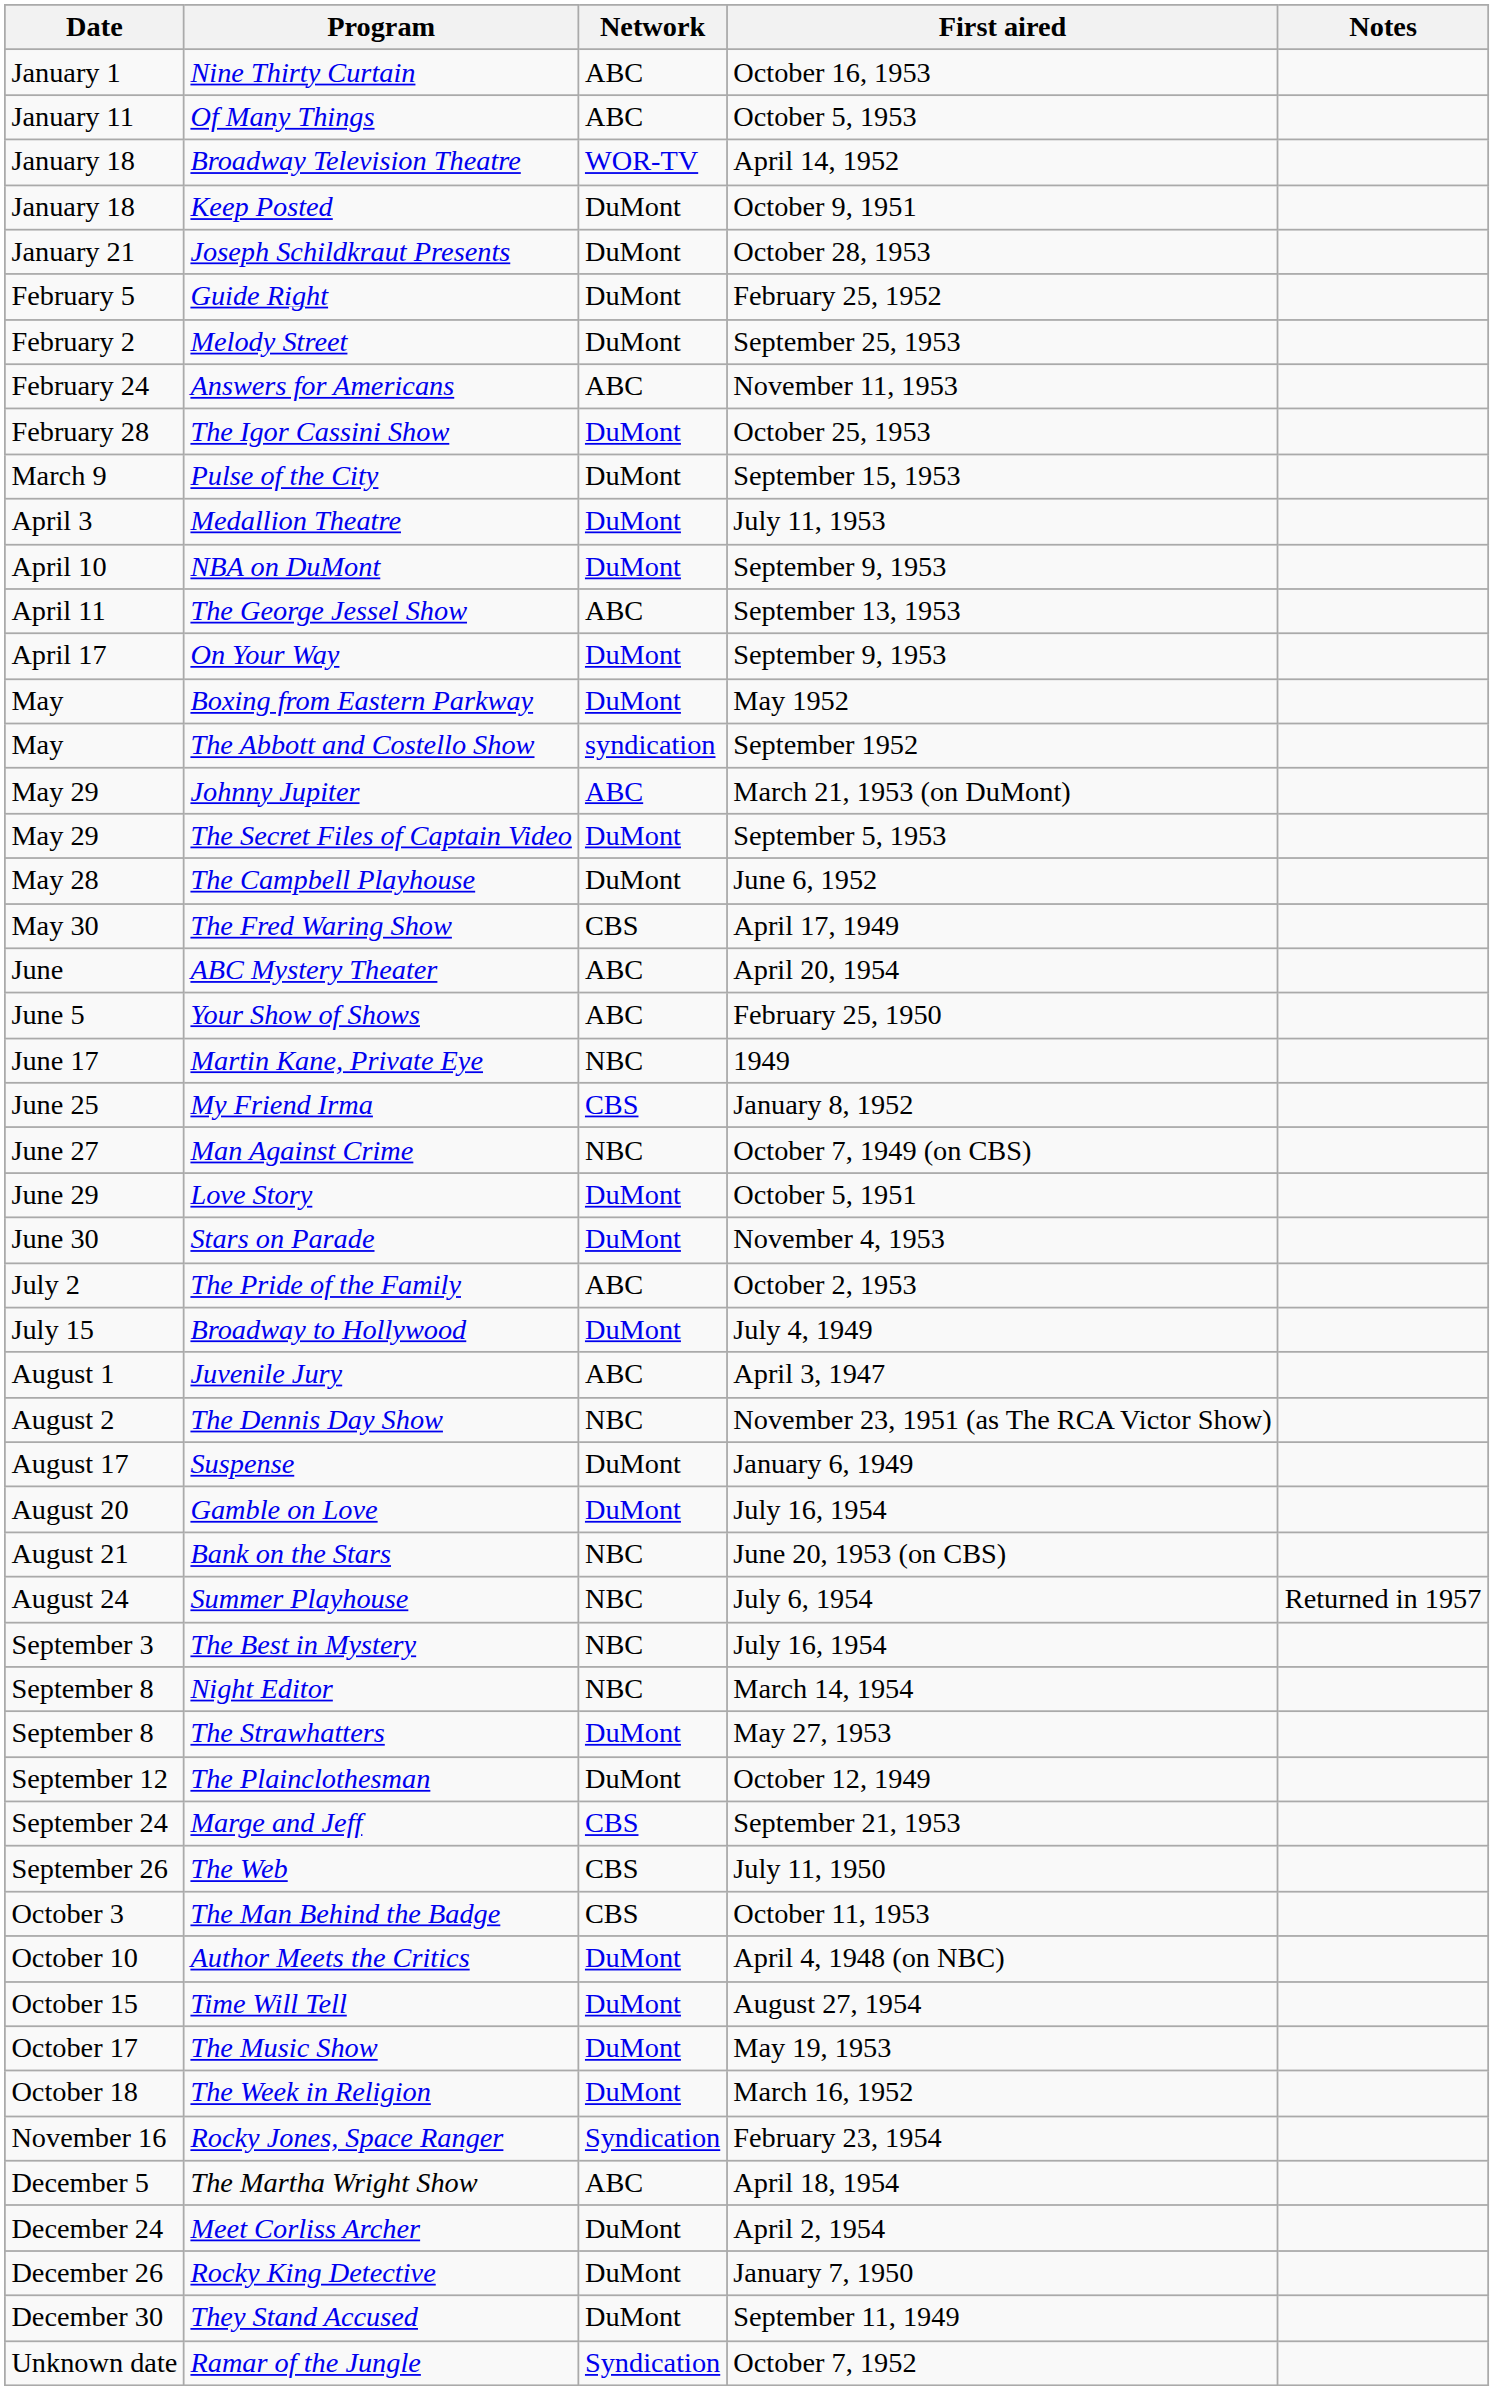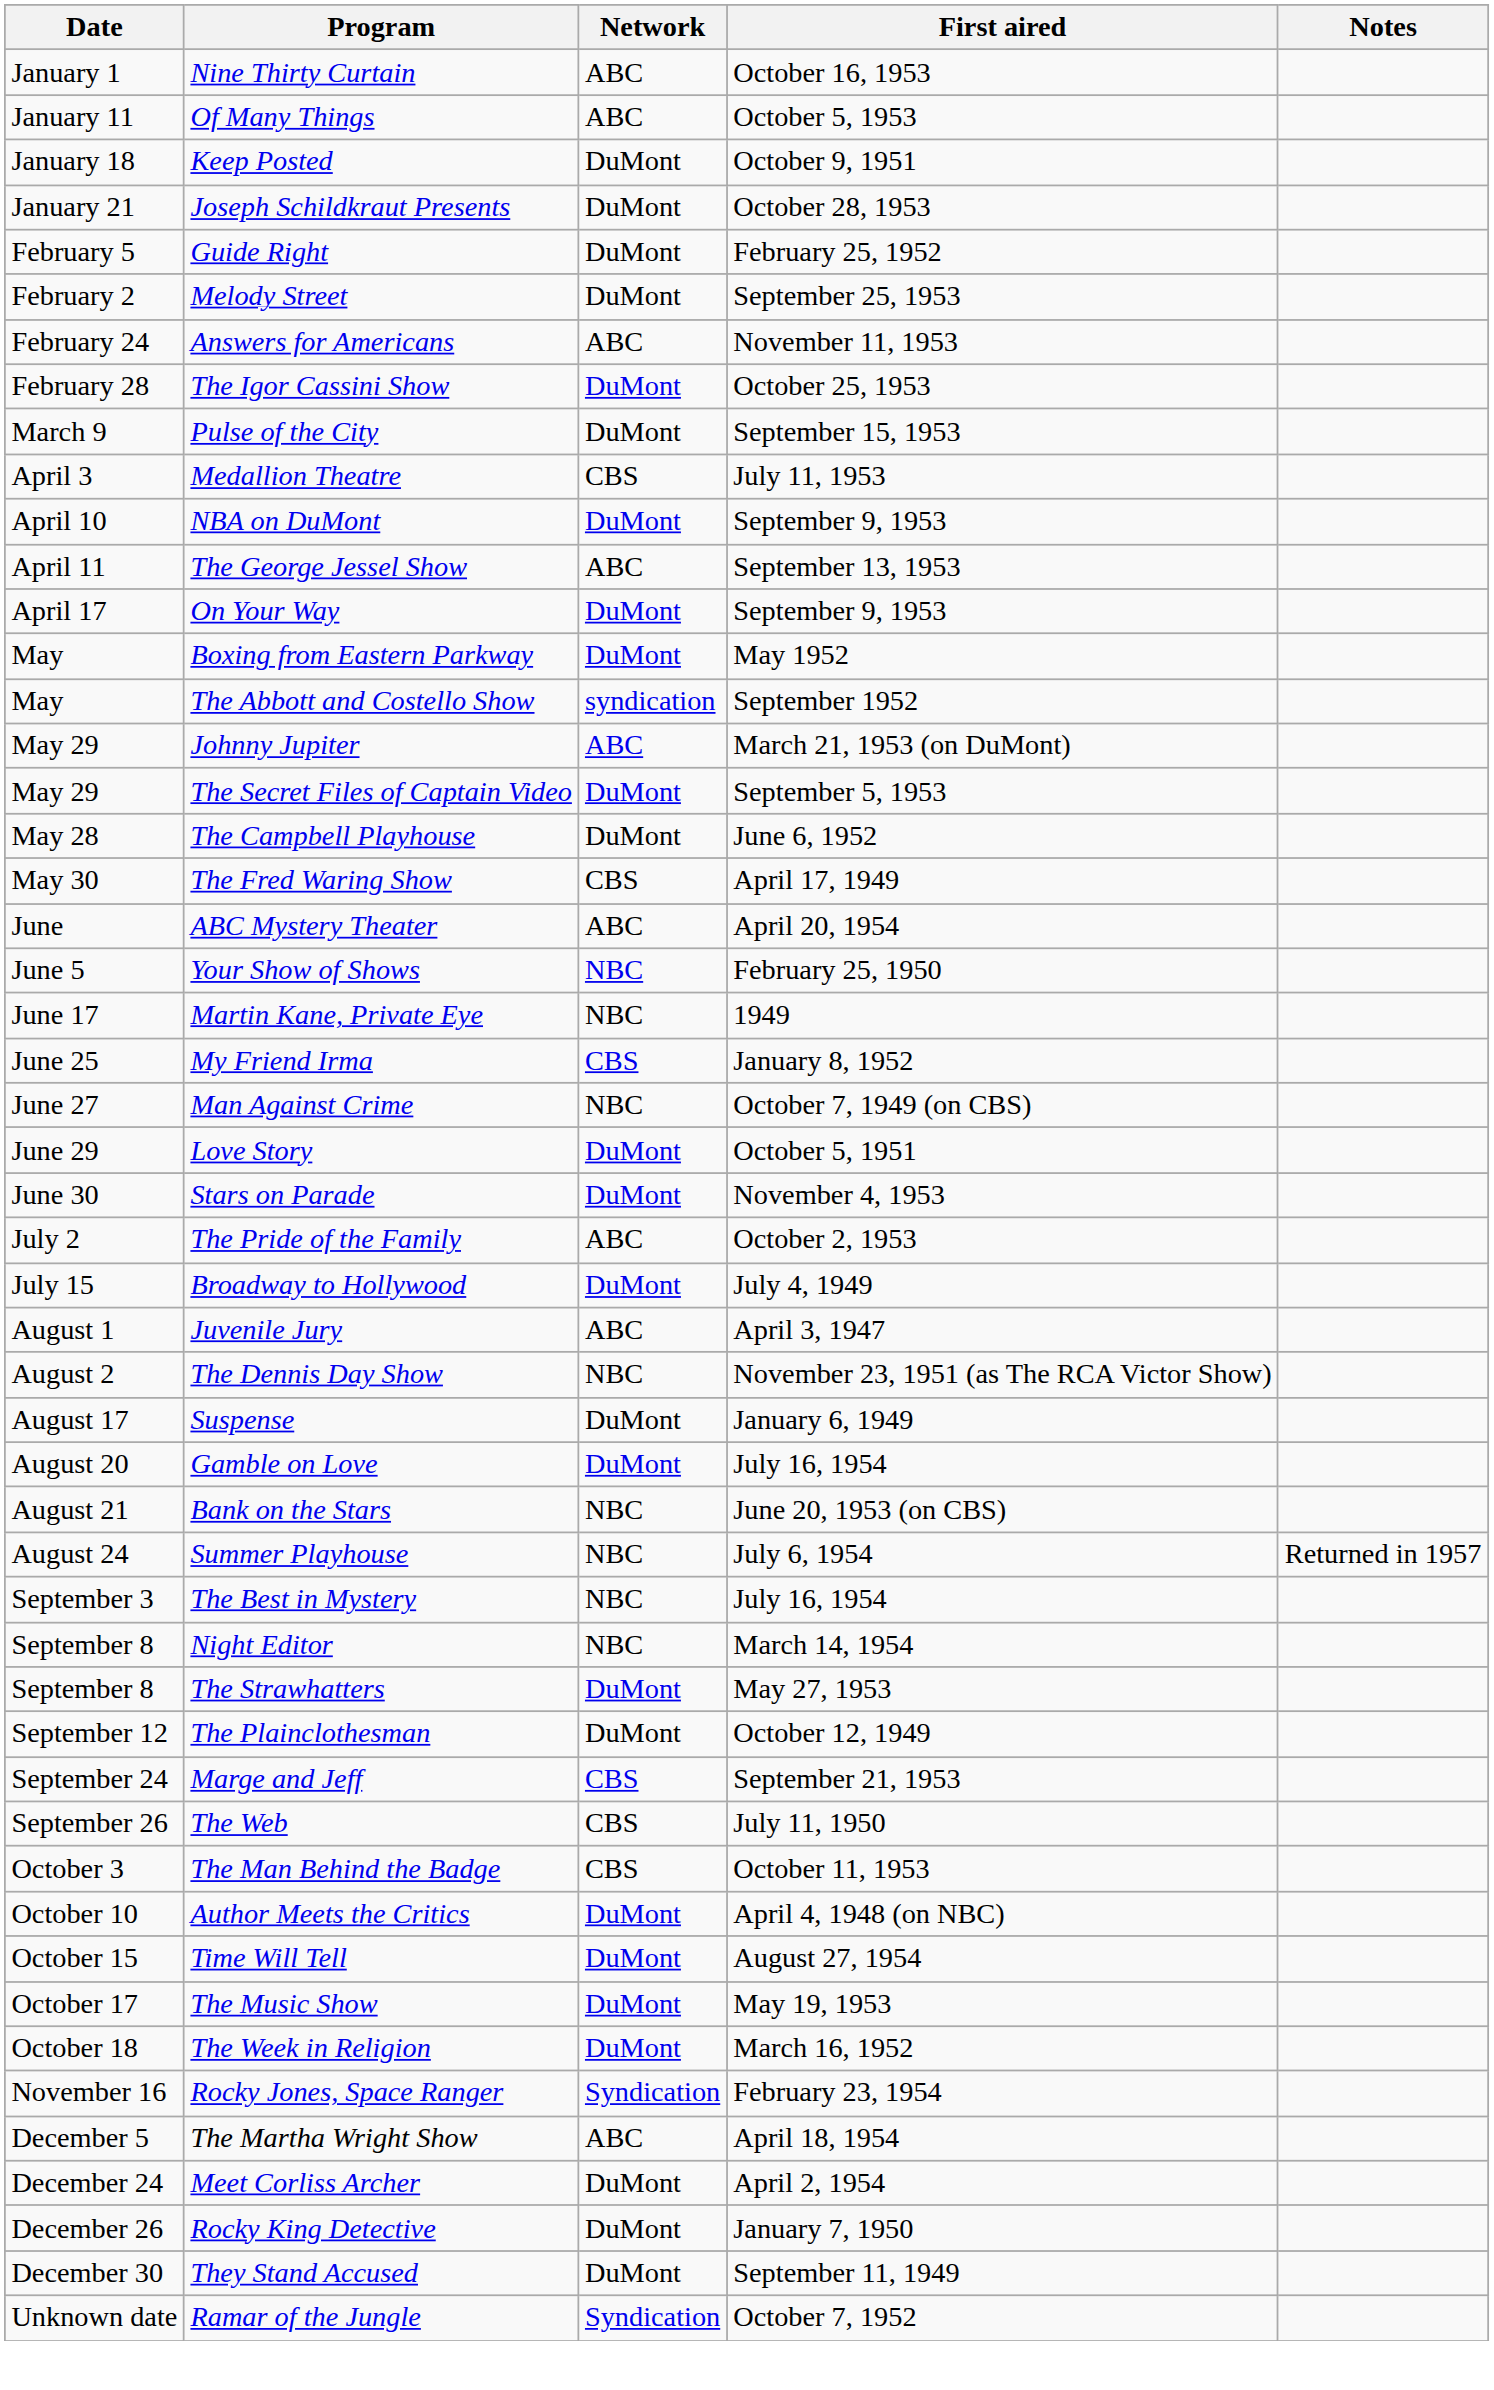- row: (356, 161)
(633, 521) DuMont -> (612, 476) CBS
(614, 1015) ABC -> (614, 970) NBC
